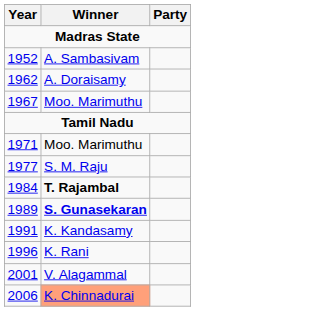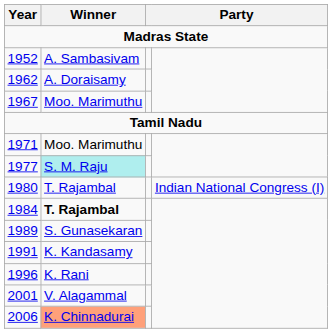(76, 166) no background -> (76, 166) paleturquoise background
+ row: (23, 187)
(95, 209) bold -> (93, 230) normal
